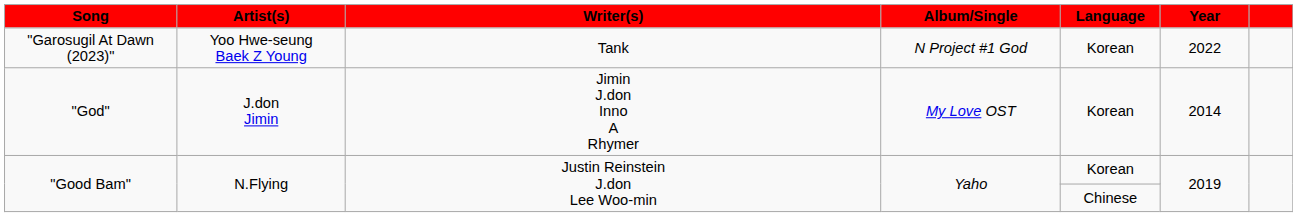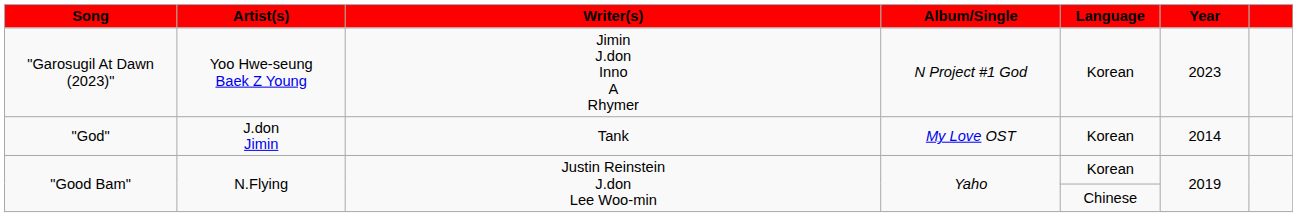(613, 47) Tank -> (613, 72) Jimin J.don Inno A Rhymer
(1205, 47) 2022 -> (1205, 72) 2023
(613, 111) Jimin J.don Inno A Rhymer -> (613, 136) Tank
